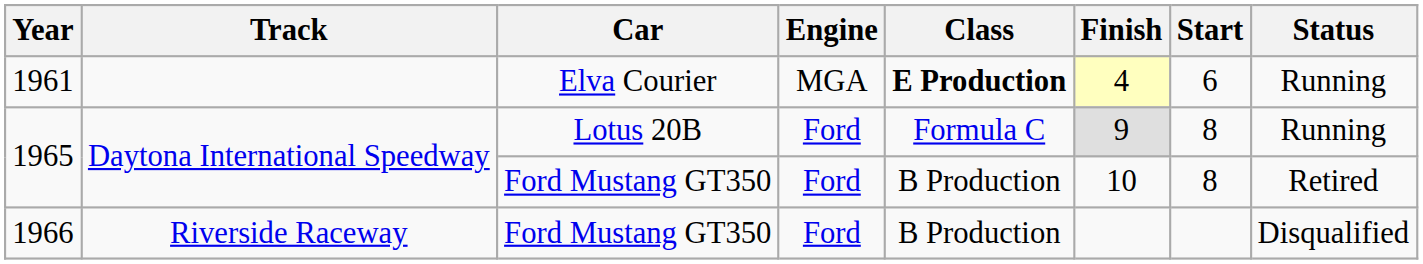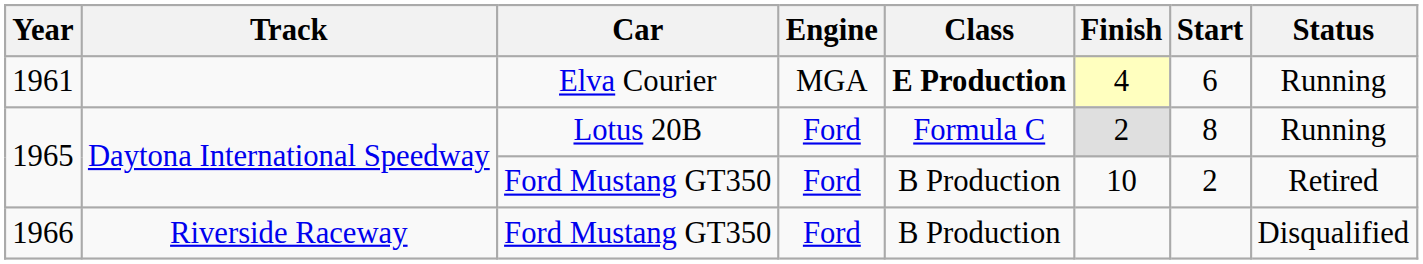(1122, 131) 9 -> (1122, 131) 2
(1210, 181) 8 -> (1210, 181) 2
